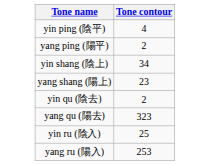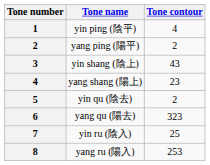+ column: (35, 12)
(144, 64) 34 -> (175, 64) 43
